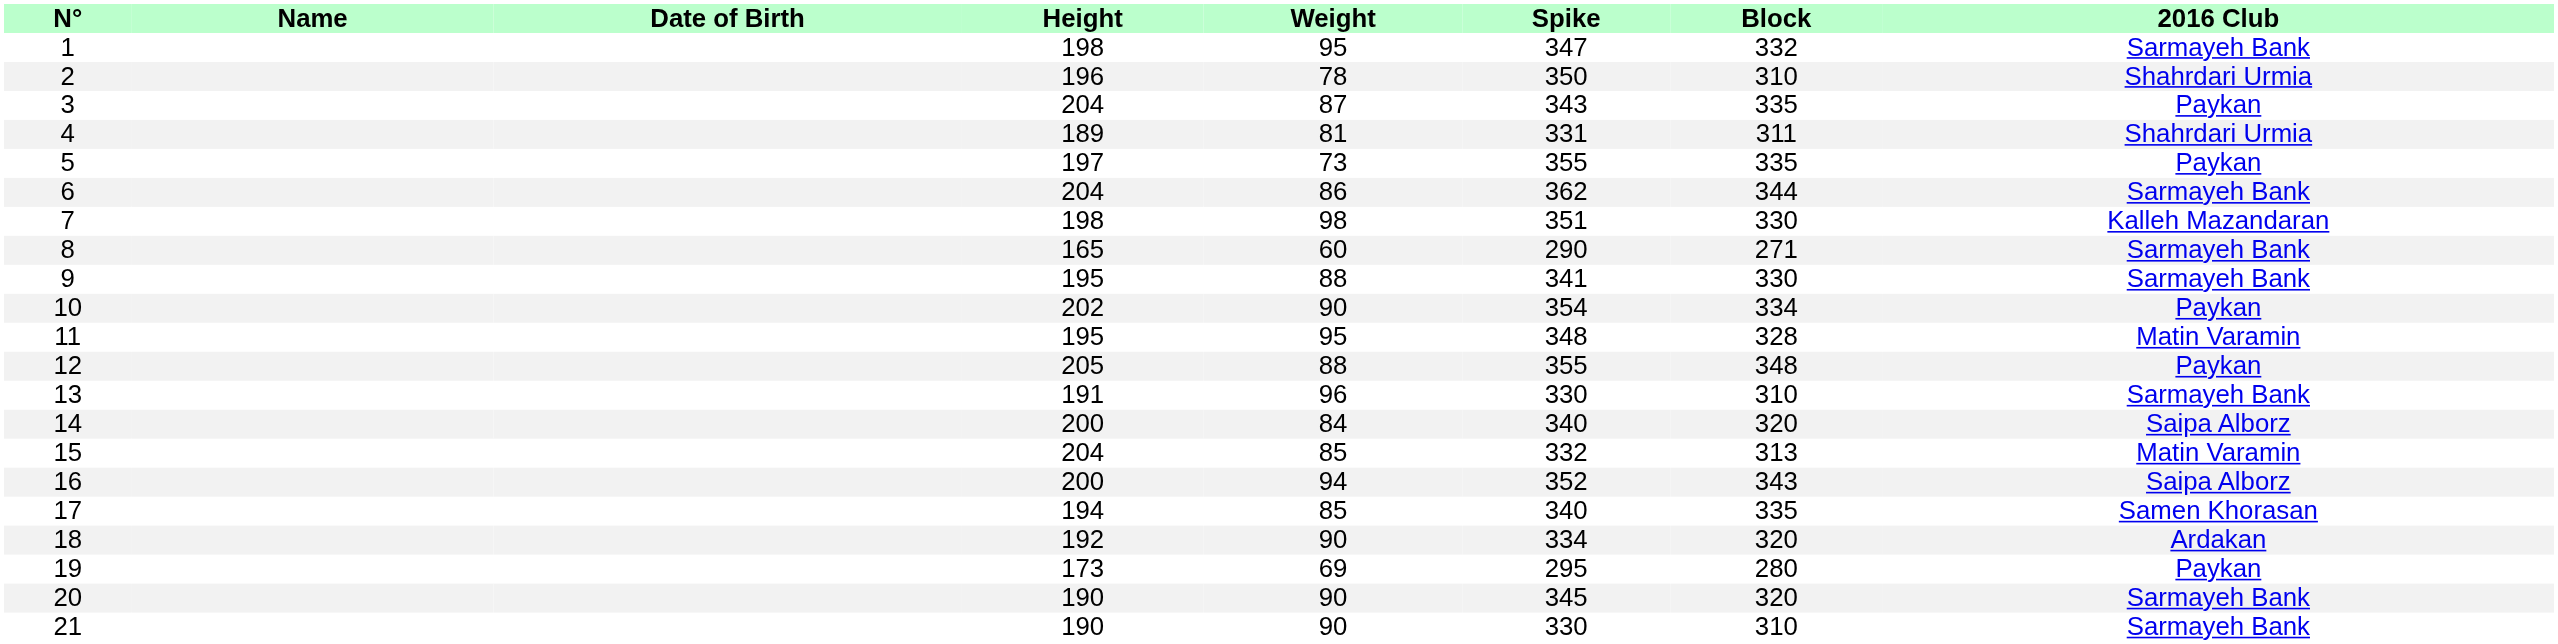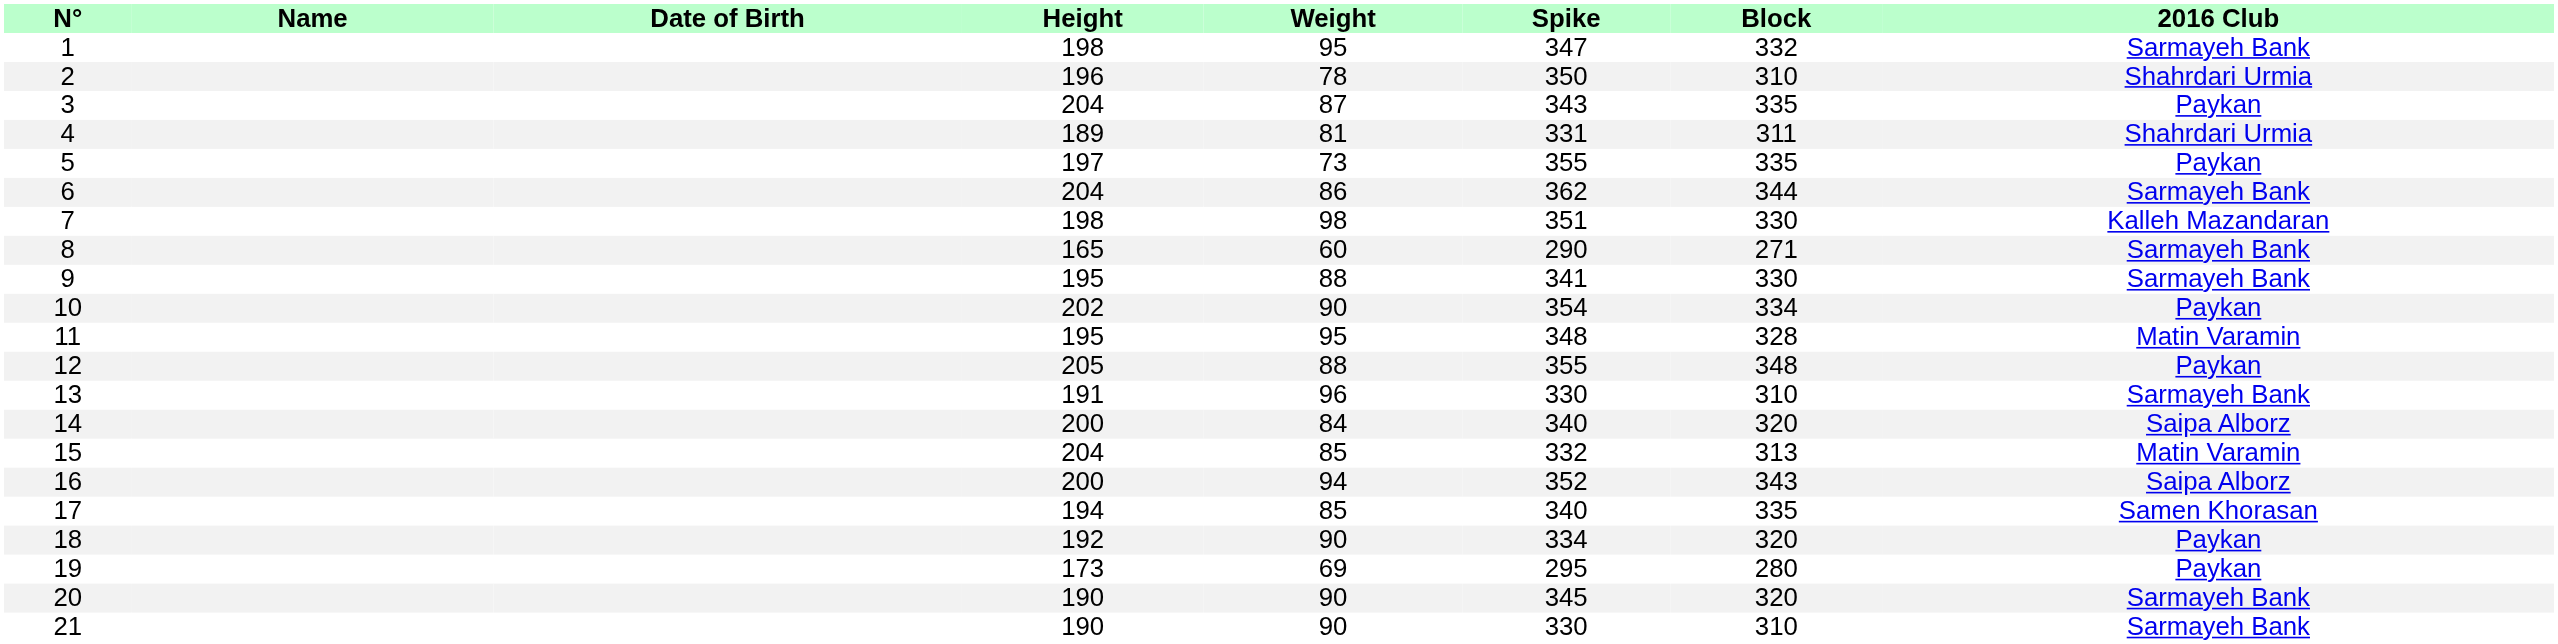(2218, 539) Ardakan -> (2218, 539) Paykan
